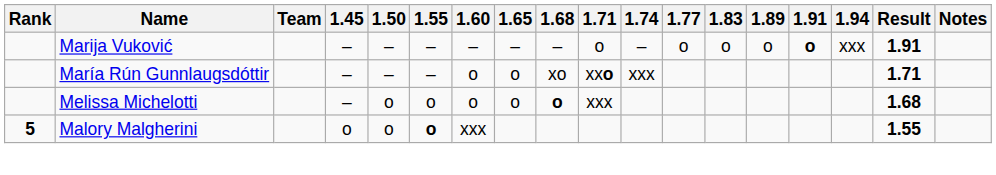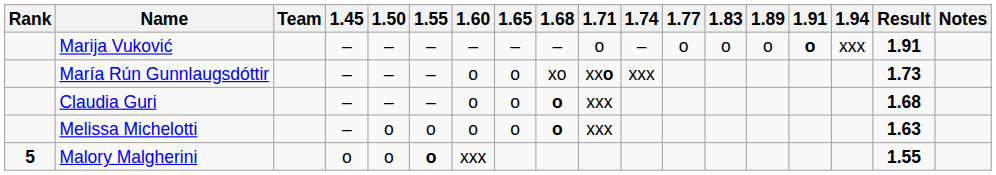(904, 74) 1.71 -> (904, 74) 1.73
+ row: (108, 102)
(904, 102) 1.68 -> (904, 129) 1.63
